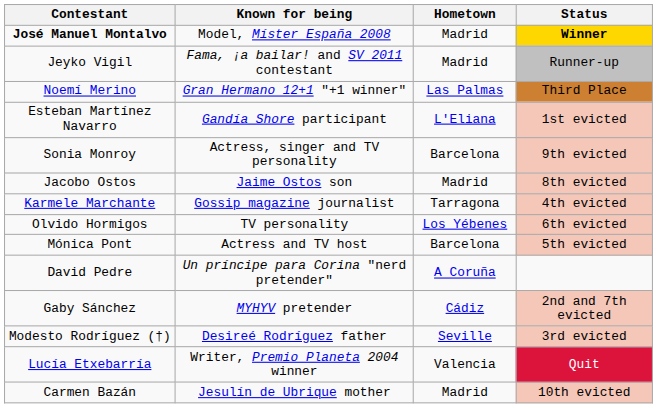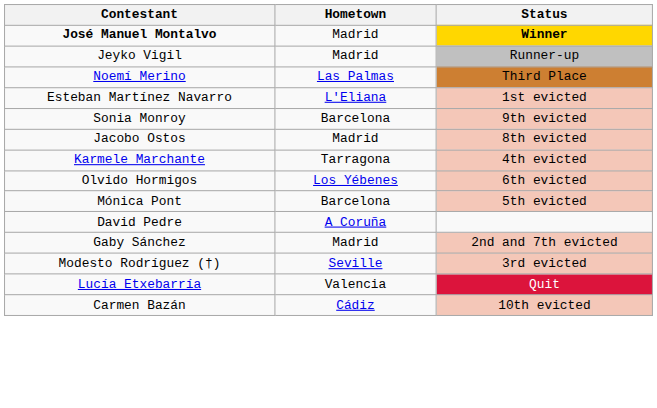- column: (294, 15)
(465, 308) Cádiz -> (355, 243) Madrid
(465, 393) Madrid -> (355, 305) Cádiz
